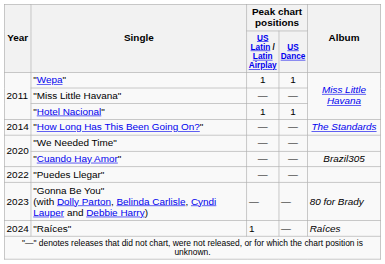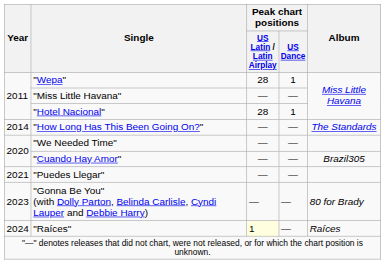(263, 80) 1 -> (263, 80) 28
(263, 111) 1 -> (263, 111) 28
(18, 174) 2022 -> (18, 174) 2021
(252, 228) no background -> (252, 228) lightyellow background
